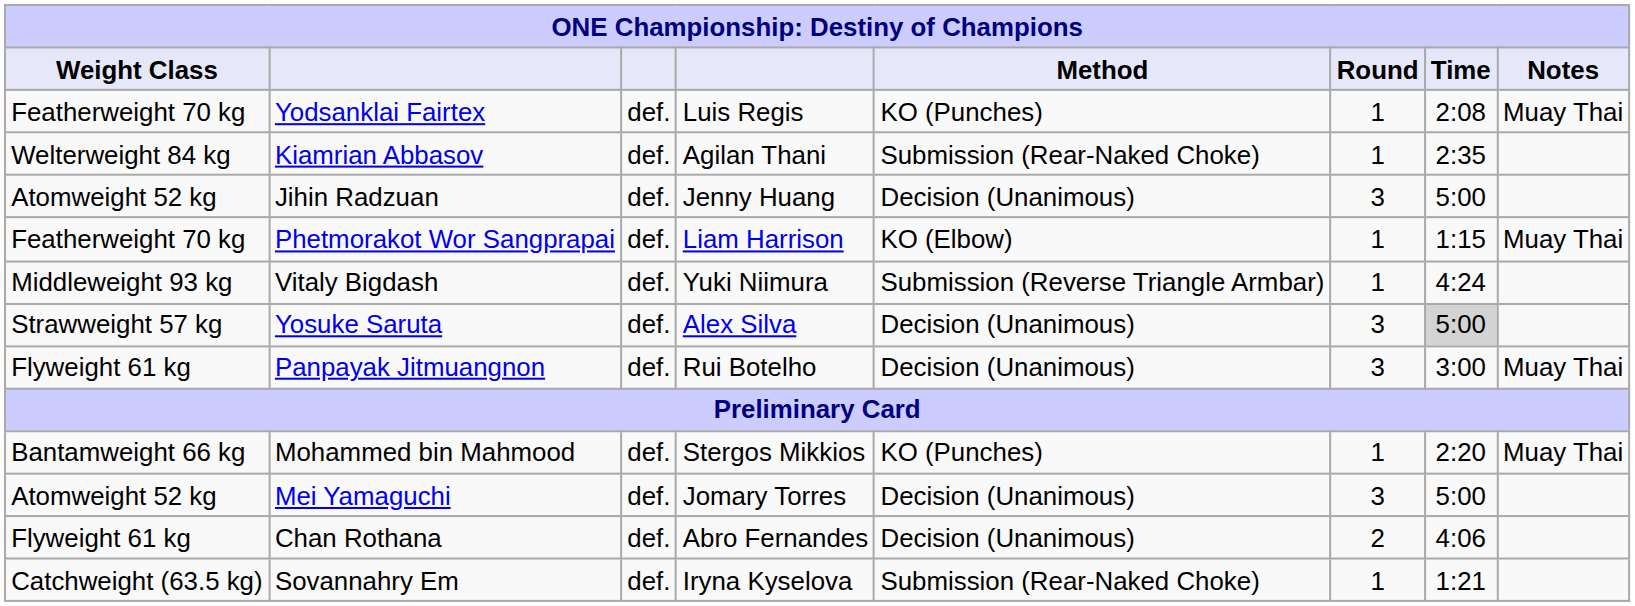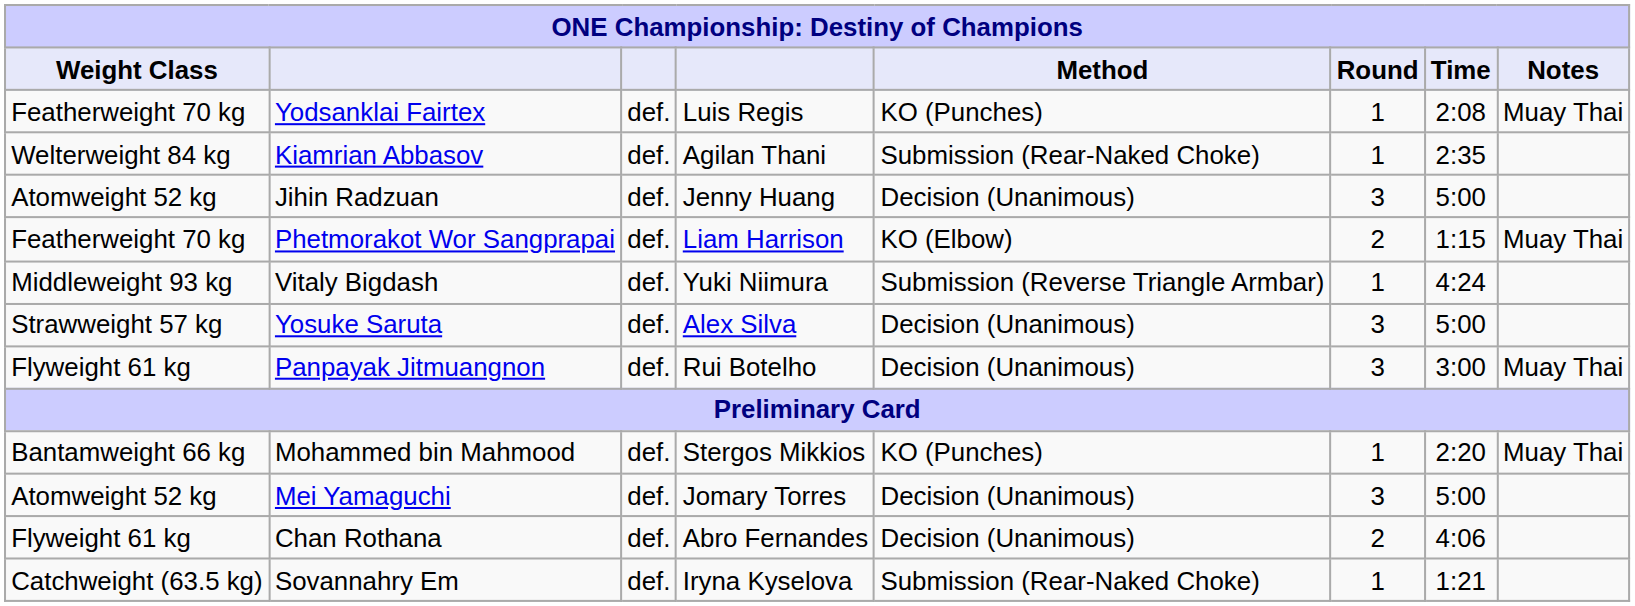(1378, 239) 1 -> (1378, 239) 2
(1461, 324) lightgrey background -> (1461, 324) no background
